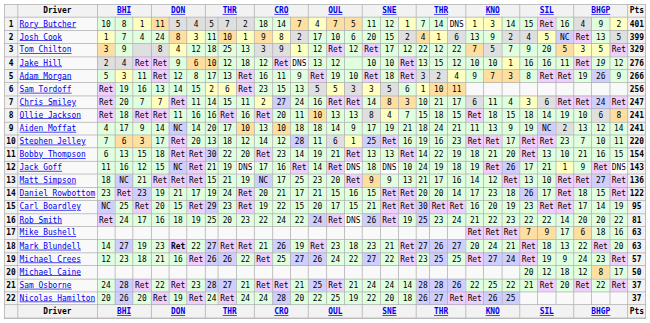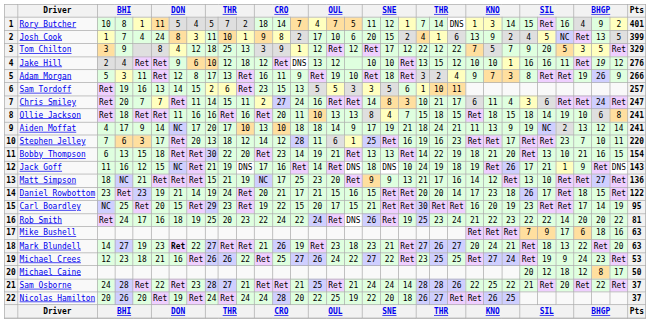(637, 89) 256 -> (637, 89) 257
(196, 129) 14 -> (196, 129) 17
(196, 194) 17 -> (196, 194) 14
(637, 259) 57 -> (637, 259) 53
